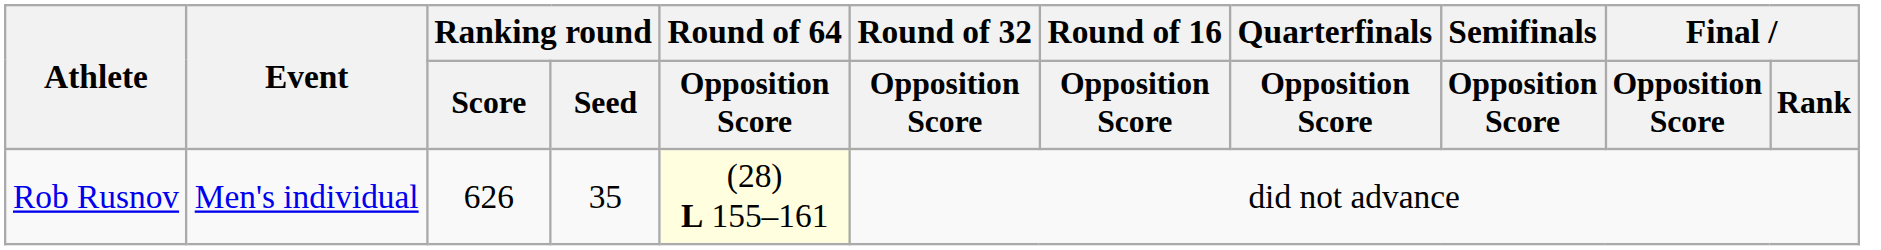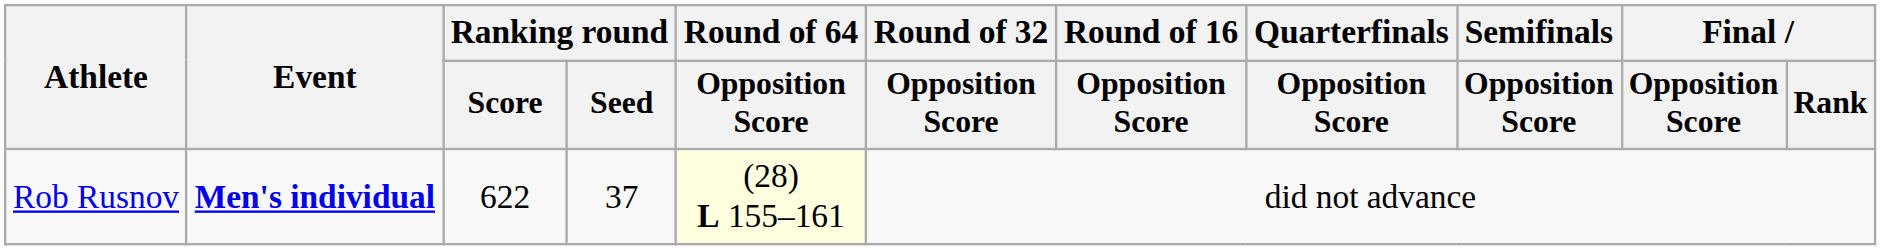(307, 196) normal -> (315, 196) bold
(489, 196) 626 -> (505, 196) 622
(605, 196) 35 -> (622, 196) 37
